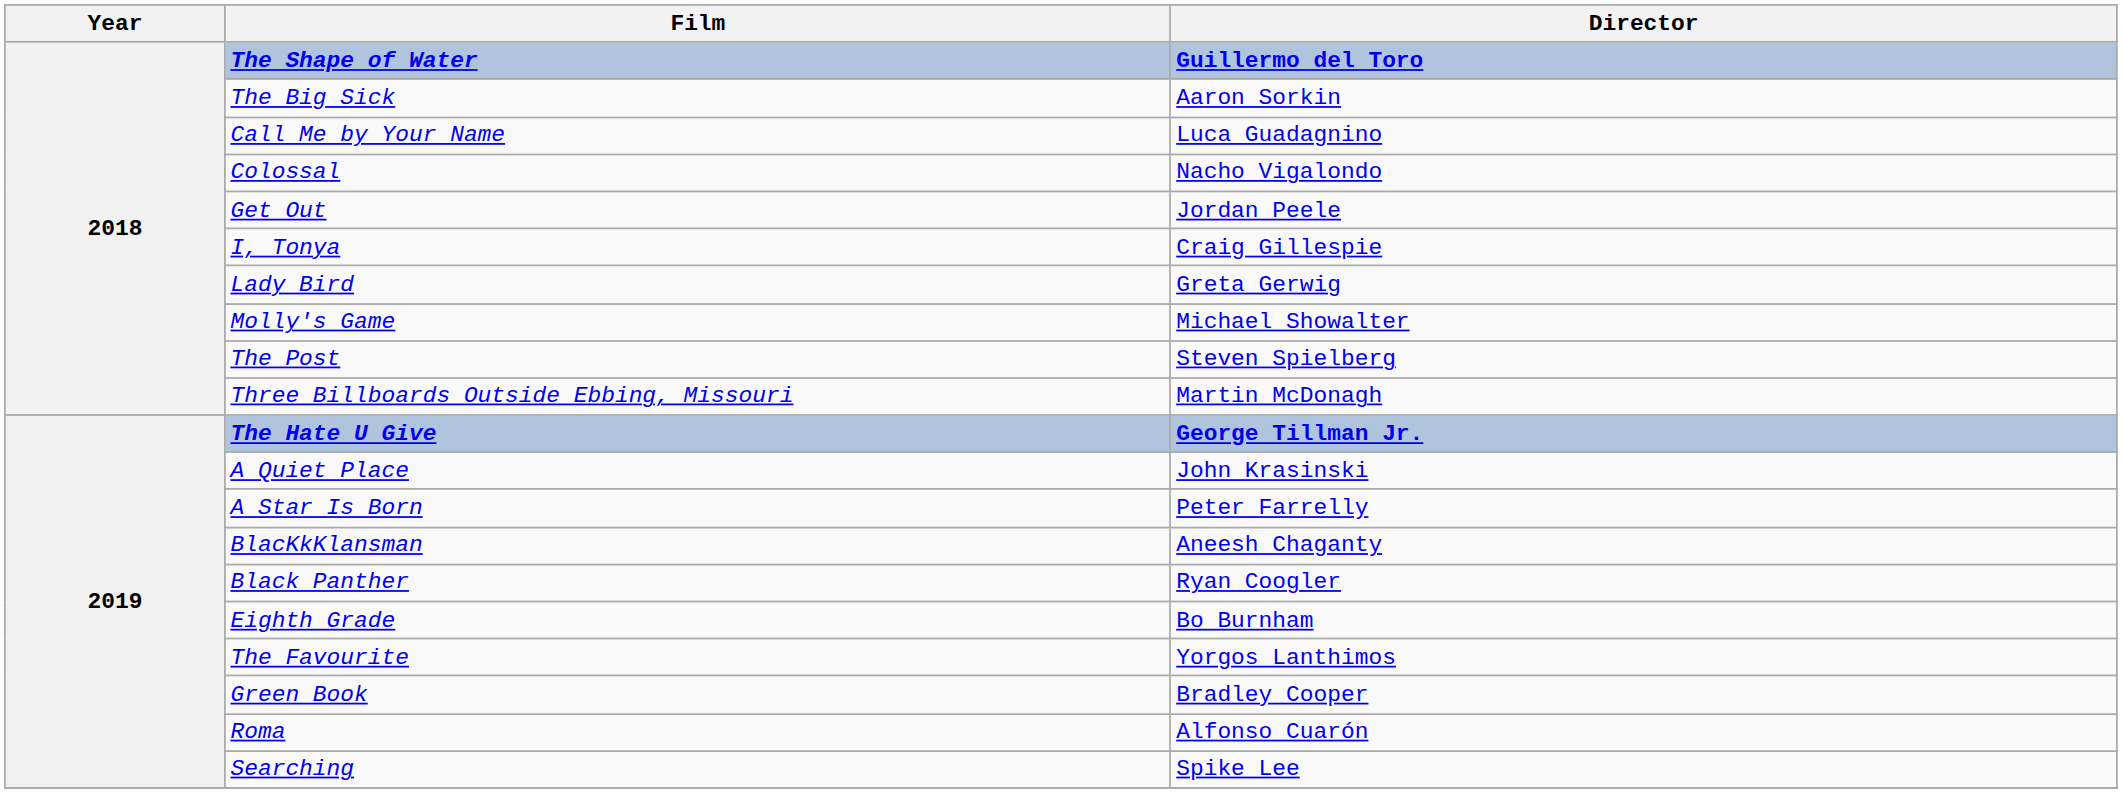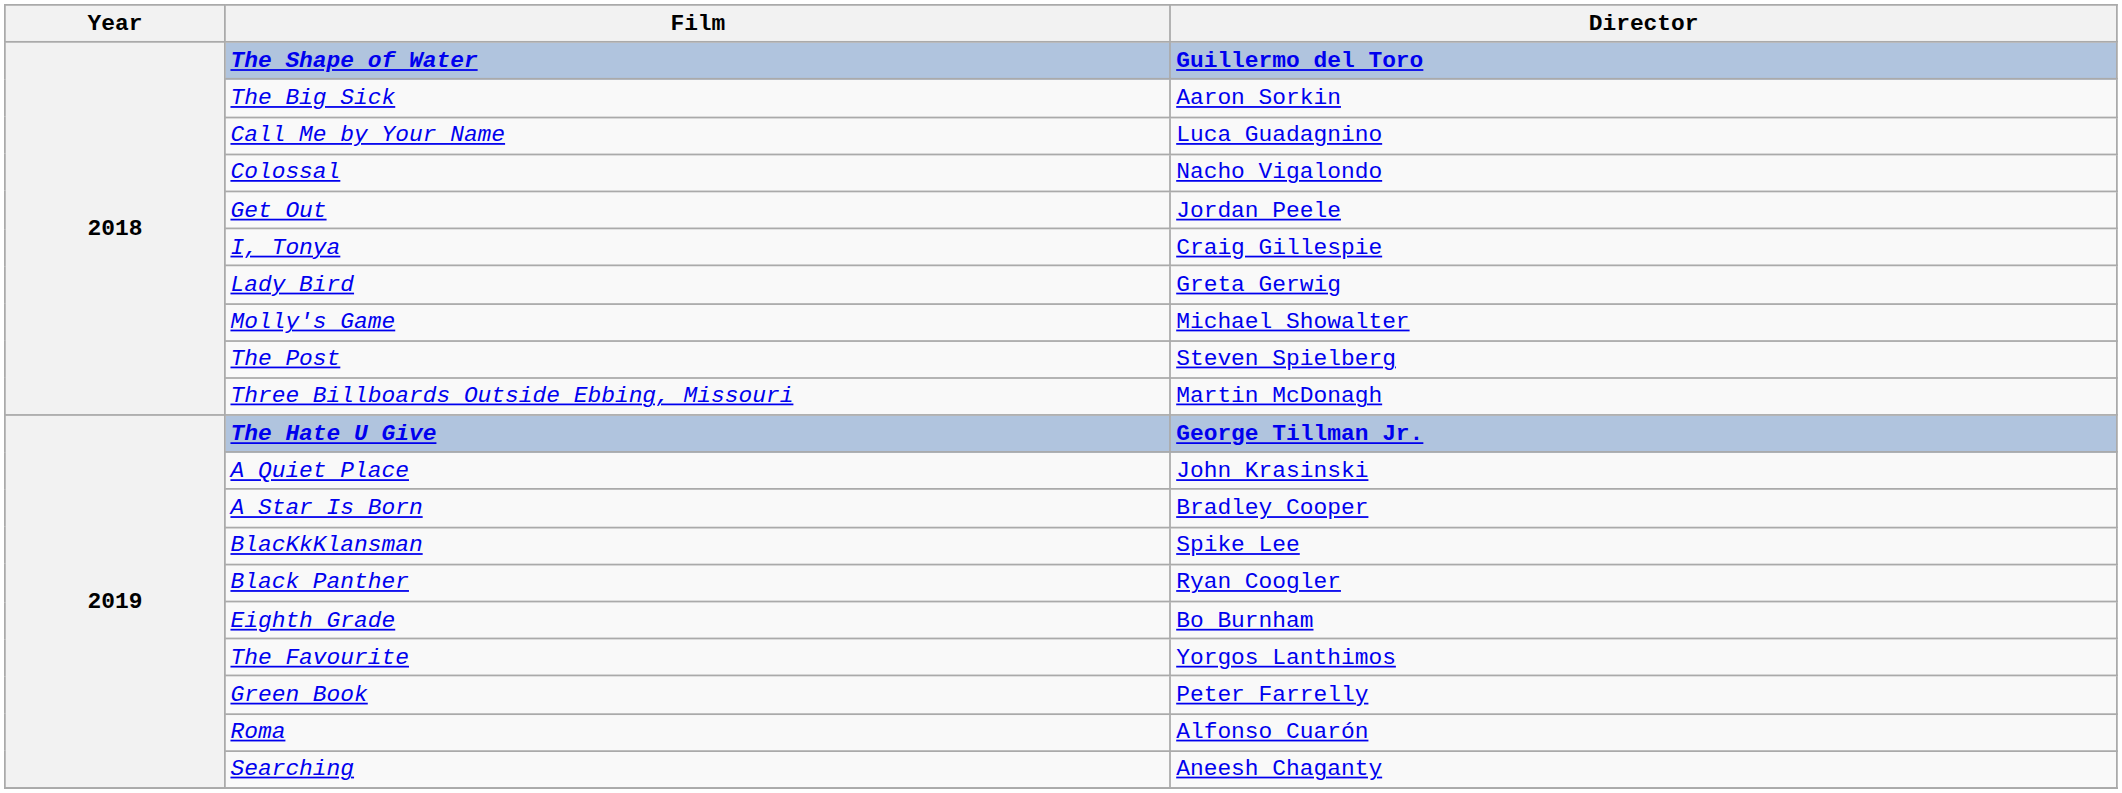(1272, 508) Peter Farrelly -> (1272, 508) Bradley Cooper
(1279, 546) Aneesh Chaganty -> (1238, 546) Spike Lee
(1272, 695) Bradley Cooper -> (1272, 695) Peter Farrelly
(1238, 769) Spike Lee -> (1279, 769) Aneesh Chaganty
